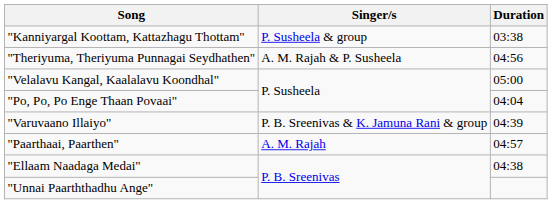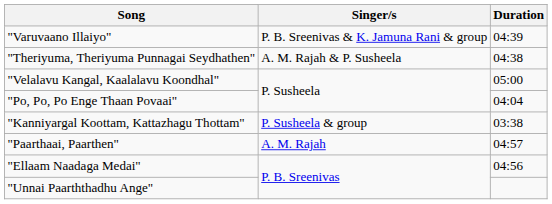rows swapped: (126, 37) <-> (59, 123)
(508, 58) 04:56 -> (508, 58) 04:38
(508, 166) 04:38 -> (508, 166) 04:56
